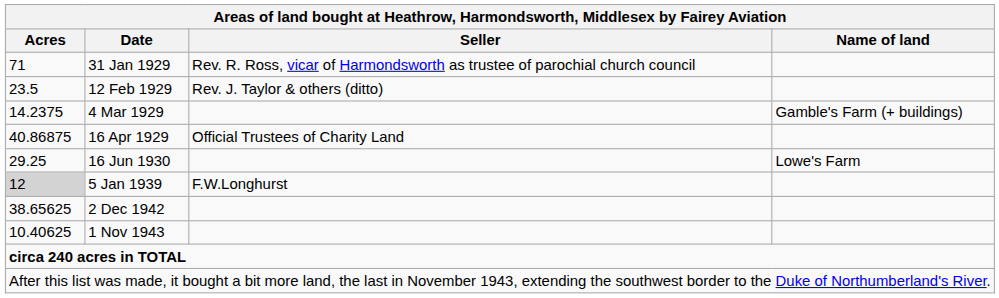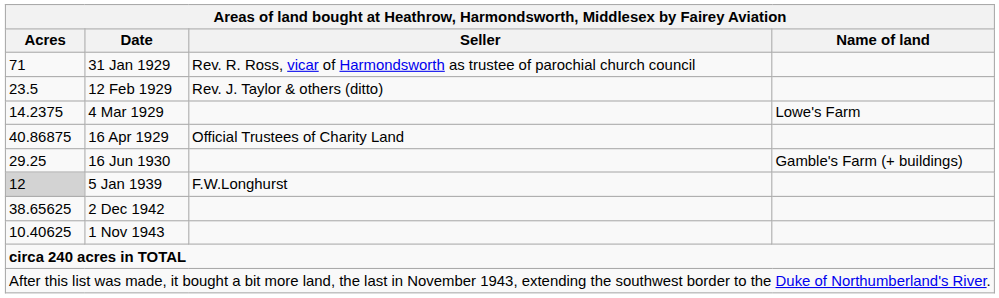(869, 112) Gamble's Farm (+ buildings) -> (818, 112) Lowe's Farm
(818, 160) Lowe's Farm -> (869, 160) Gamble's Farm (+ buildings)
